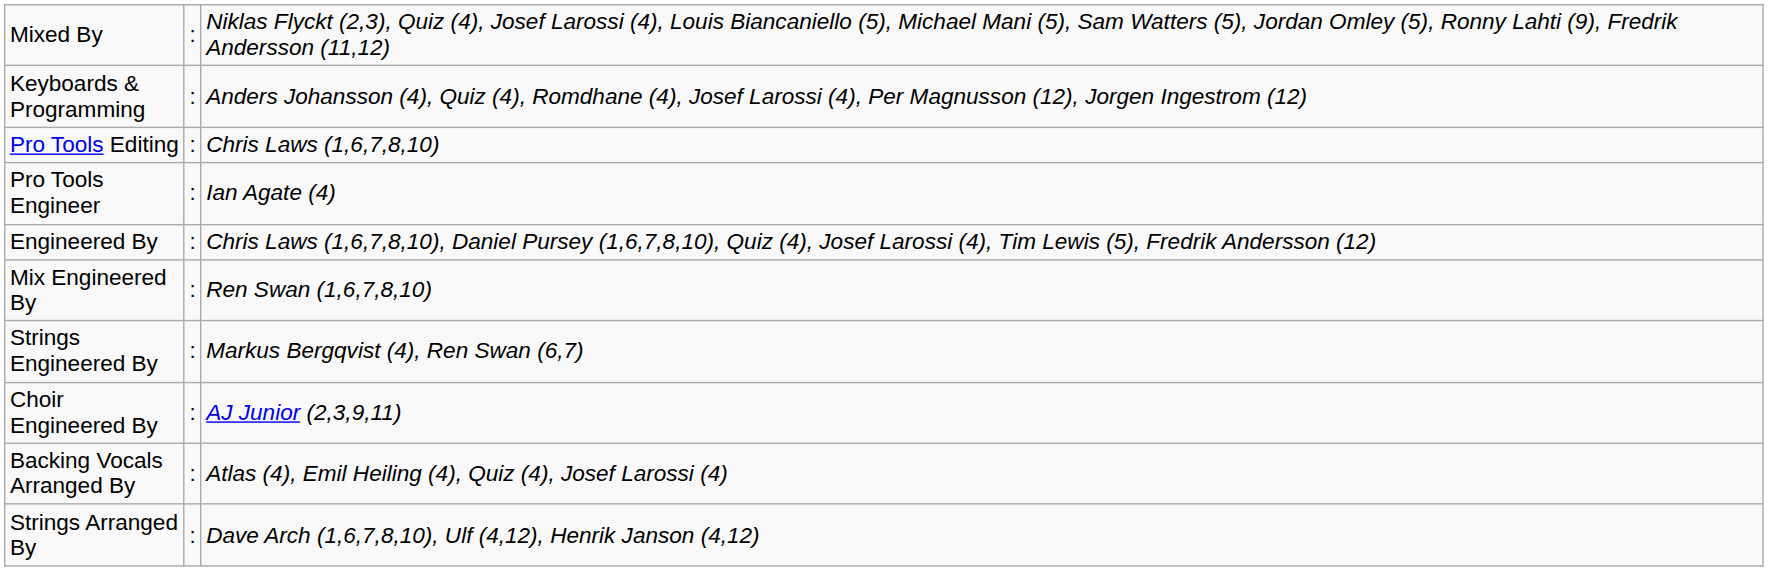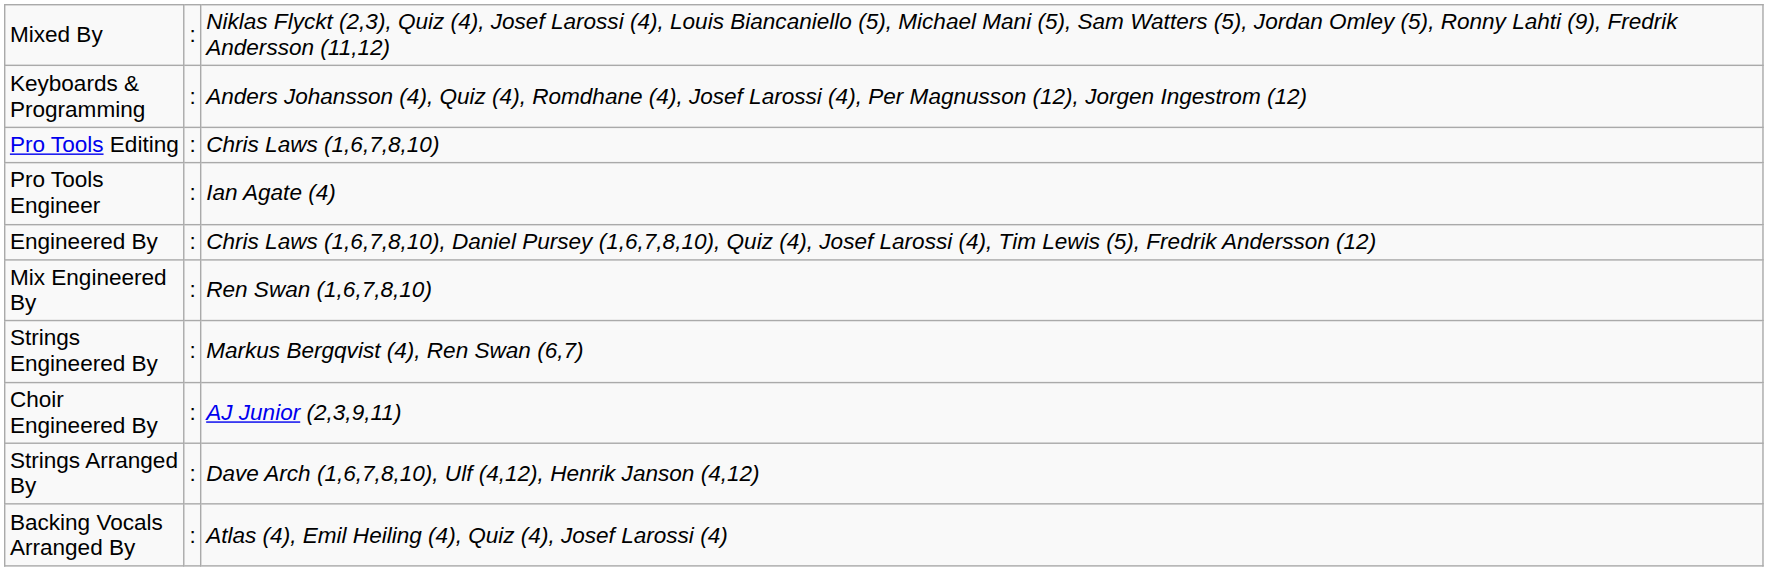rows swapped: (86, 473) <-> (94, 534)
